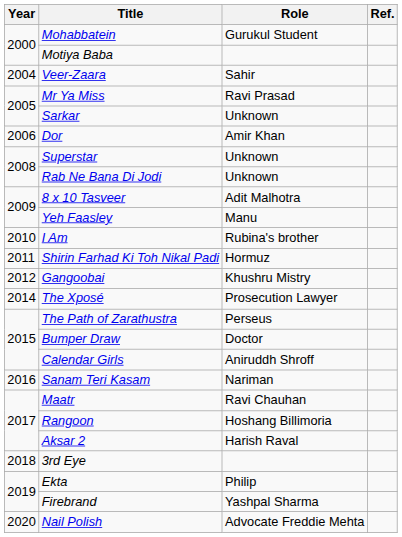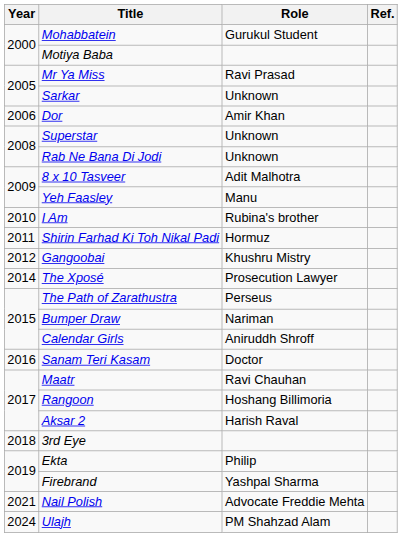- row: (74, 75)
(244, 339) Doctor -> (249, 319) Nariman
(249, 380) Nariman -> (244, 359) Doctor
(22, 522) 2020 -> (22, 501) 2021
+ row: (56, 522)
